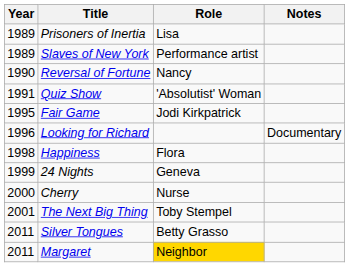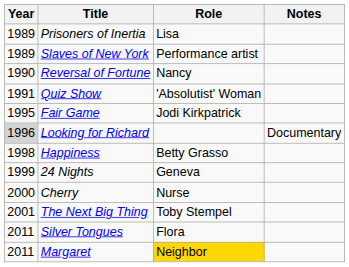(21, 133) no background -> (21, 133) lightgrey background
(170, 152) Flora -> (192, 152) Betty Grasso
(192, 232) Betty Grasso -> (170, 232) Flora
